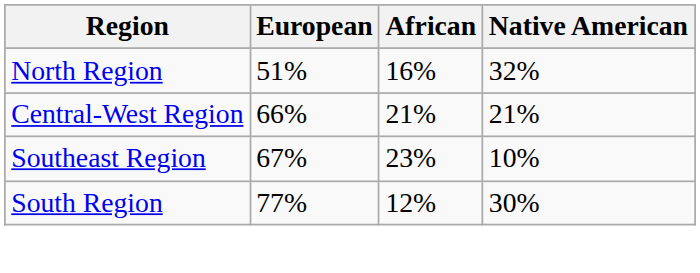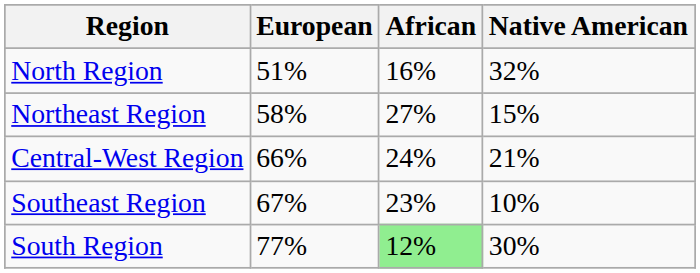+ row: (108, 114)
(411, 114) 21% -> (411, 158) 24%
(411, 202) no background -> (411, 245) lightgreen background
